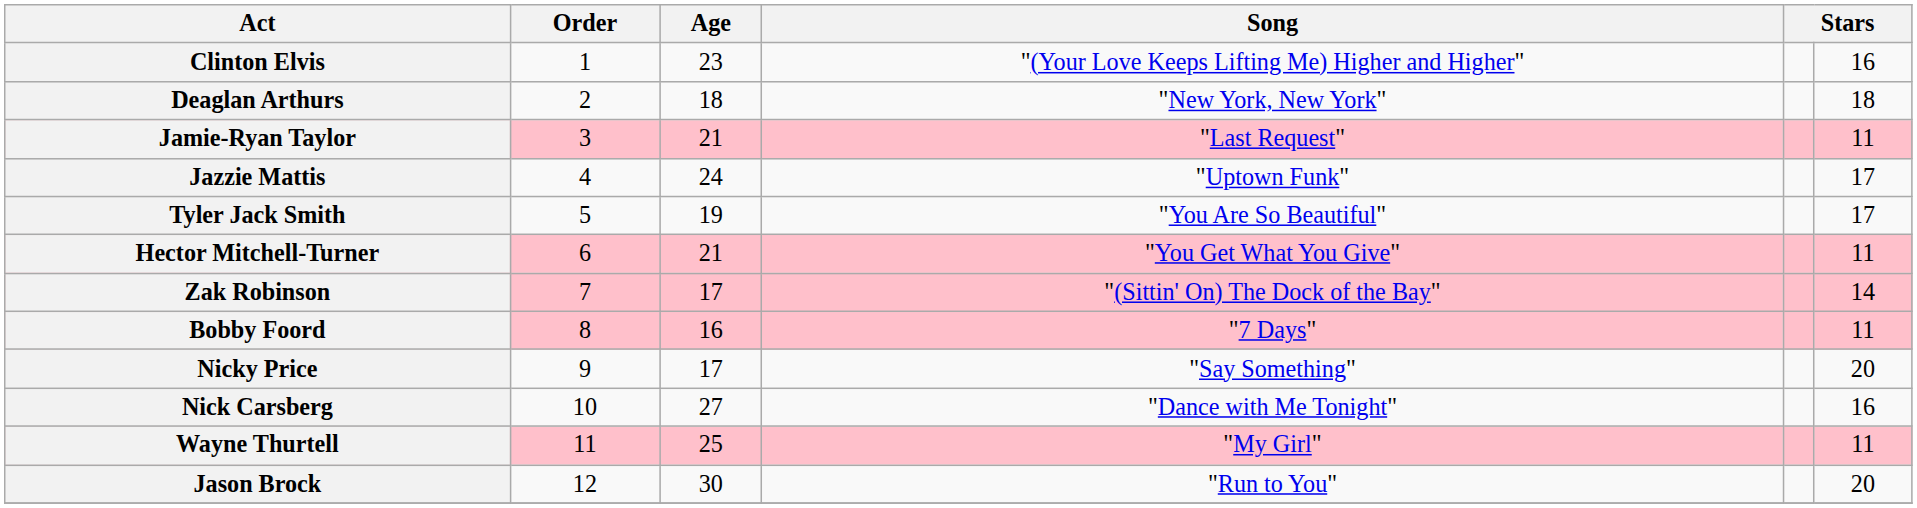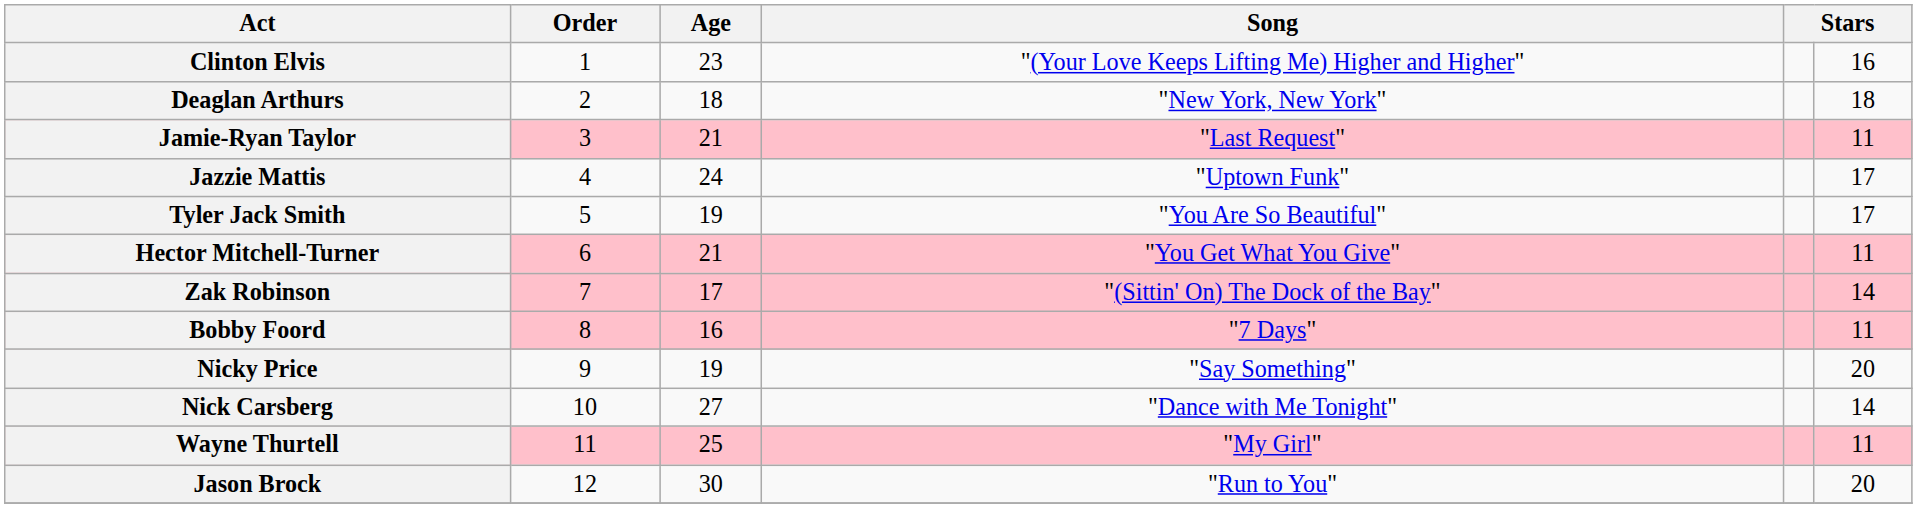(711, 368) 17 -> (711, 368) 19
(1863, 406) 16 -> (1863, 406) 14
